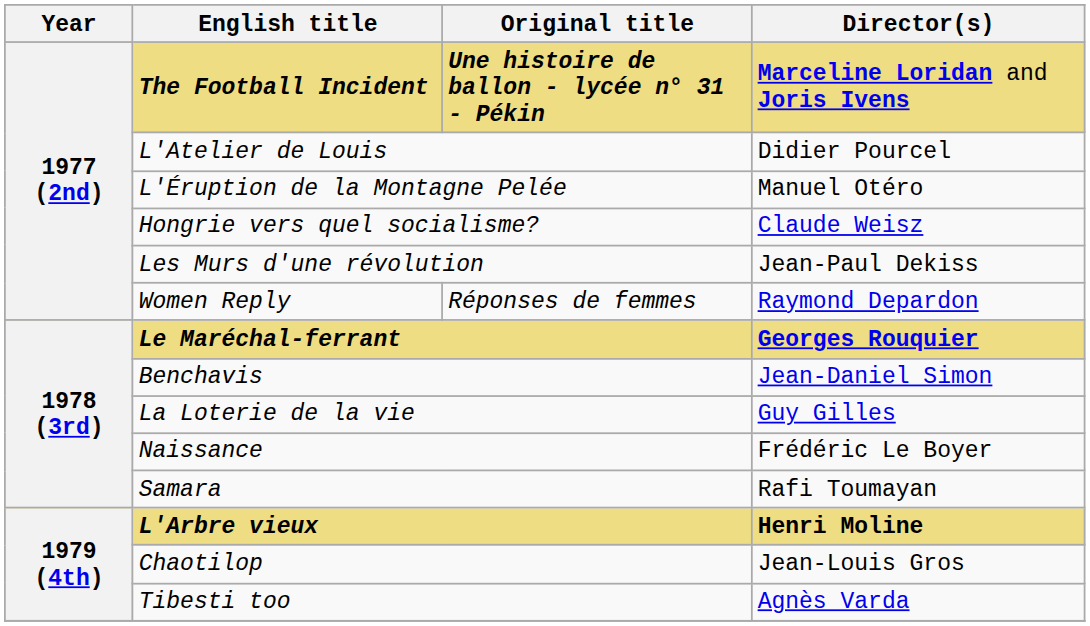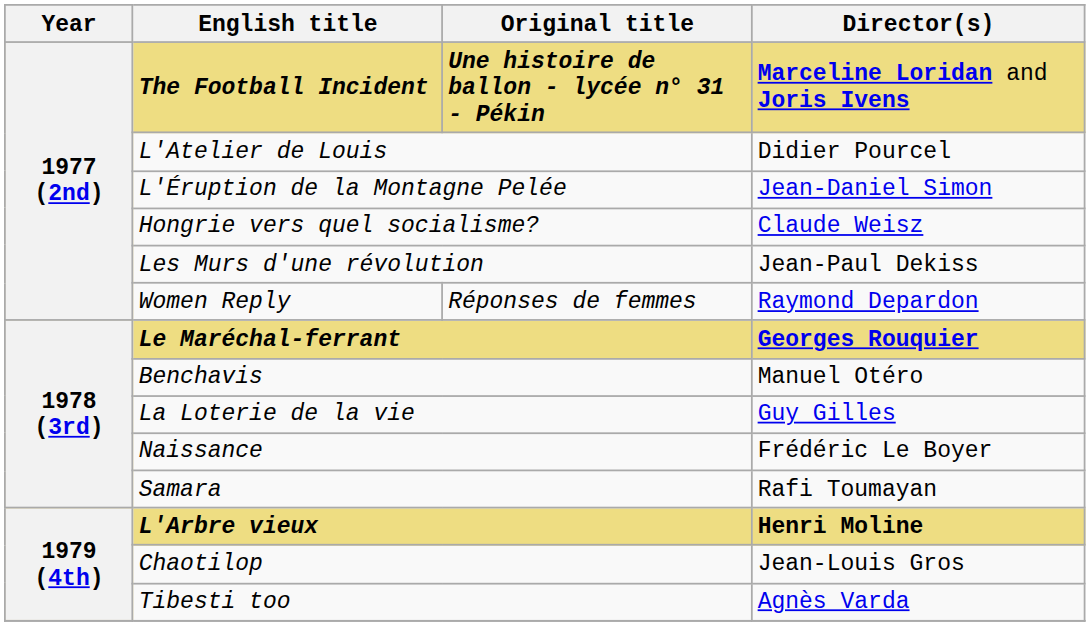(840, 189) Manuel Otéro -> (875, 189) Jean-Daniel Simon
(875, 377) Jean-Daniel Simon -> (840, 377) Manuel Otéro
